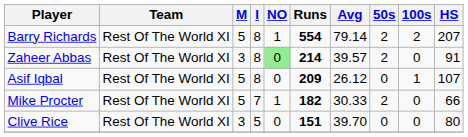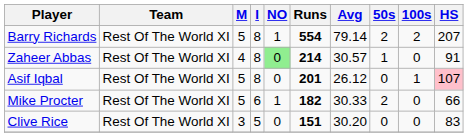(242, 57) 3 -> (242, 57) 4
(350, 57) 39.57 -> (350, 57) 30.57
(384, 57) 2 -> (384, 57) 1
(310, 79) 209 -> (310, 79) 201
(449, 79) no background -> (449, 79) pink background
(257, 100) 7 -> (257, 100) 6
(350, 121) 39.70 -> (350, 121) 30.20
(453, 121) 80 -> (453, 121) 83
